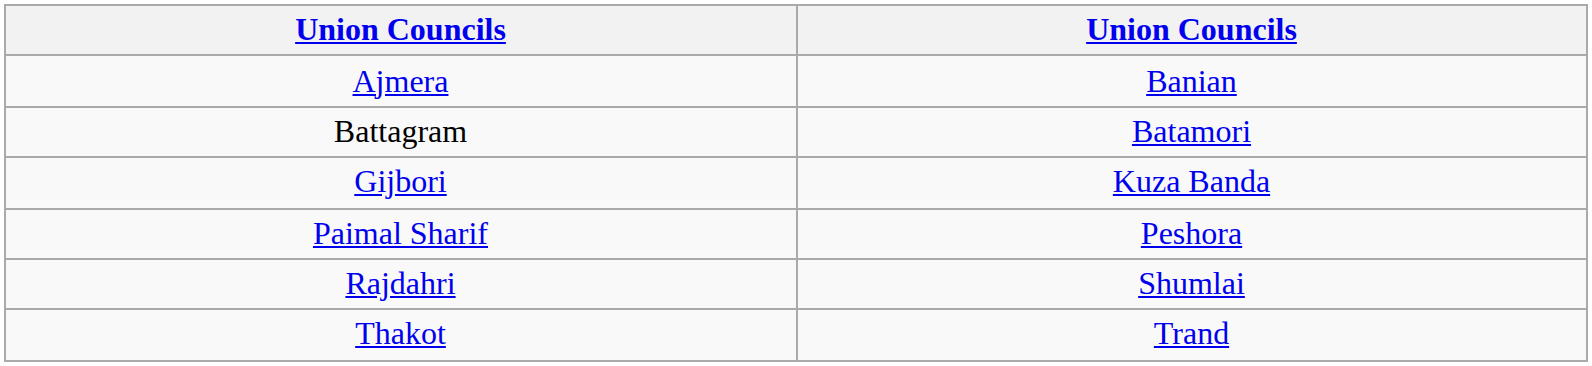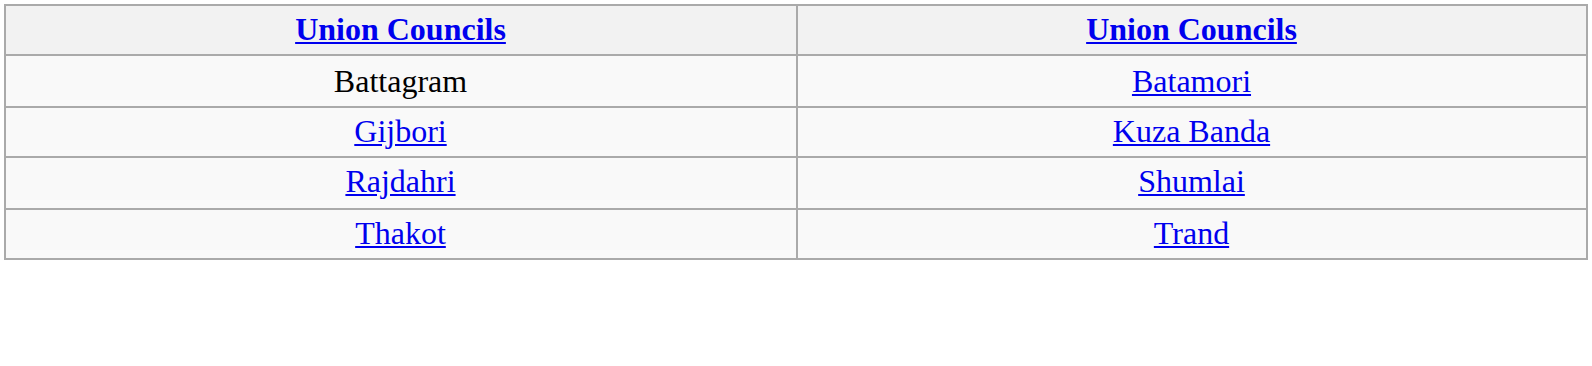- row: (400, 80)
- row: (400, 232)
